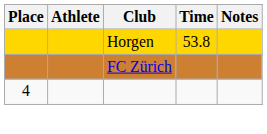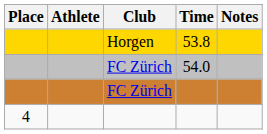+ row: (139, 66)
